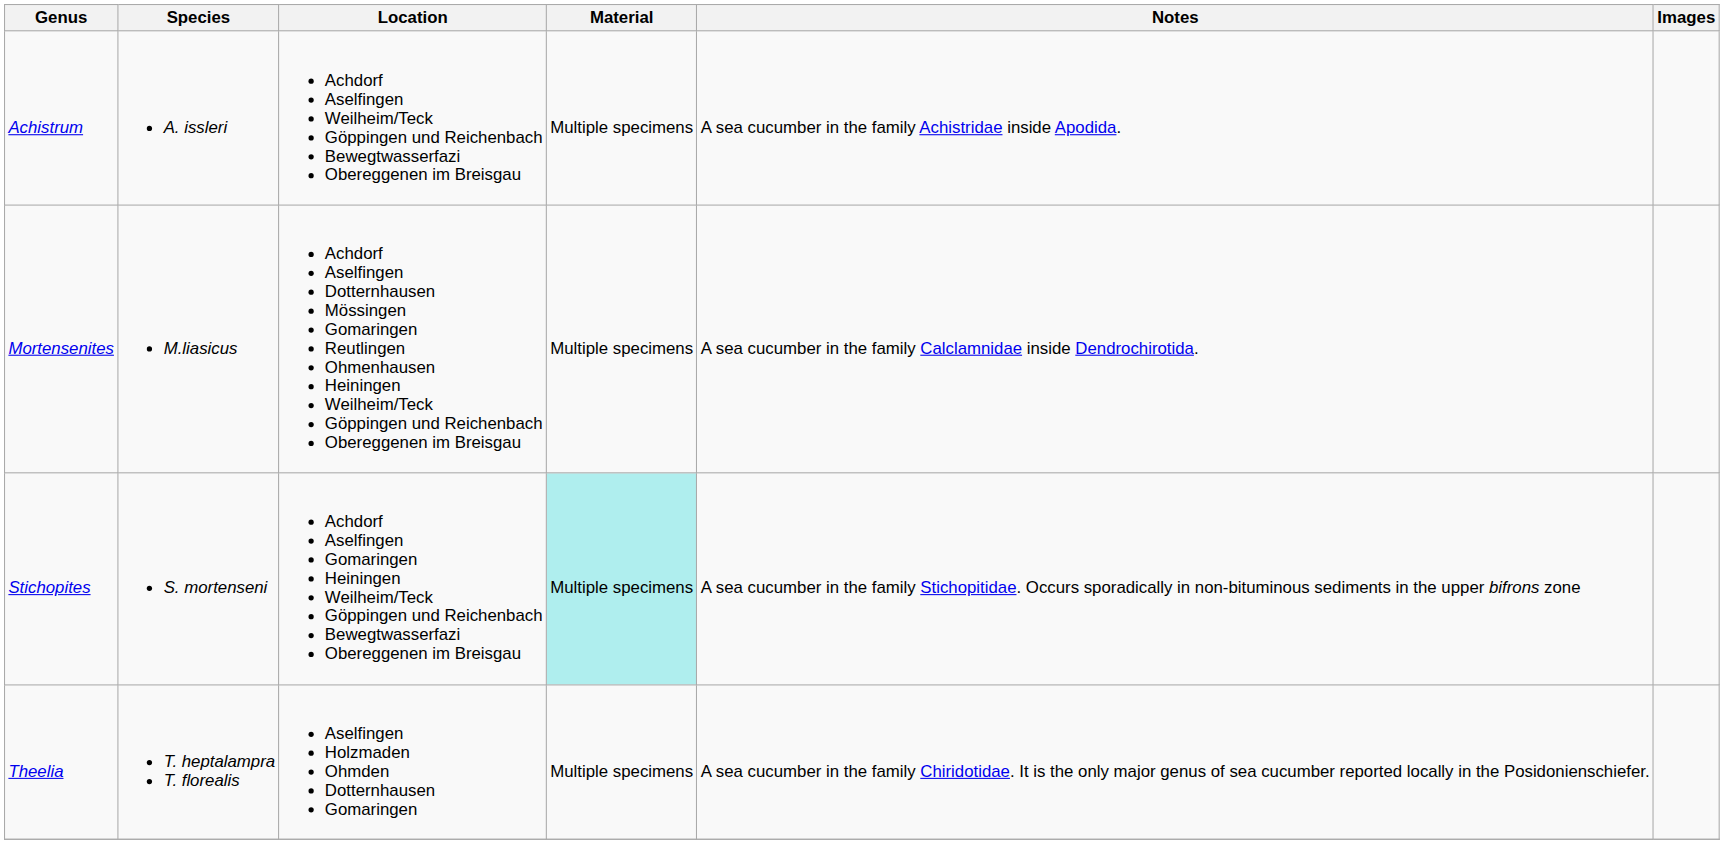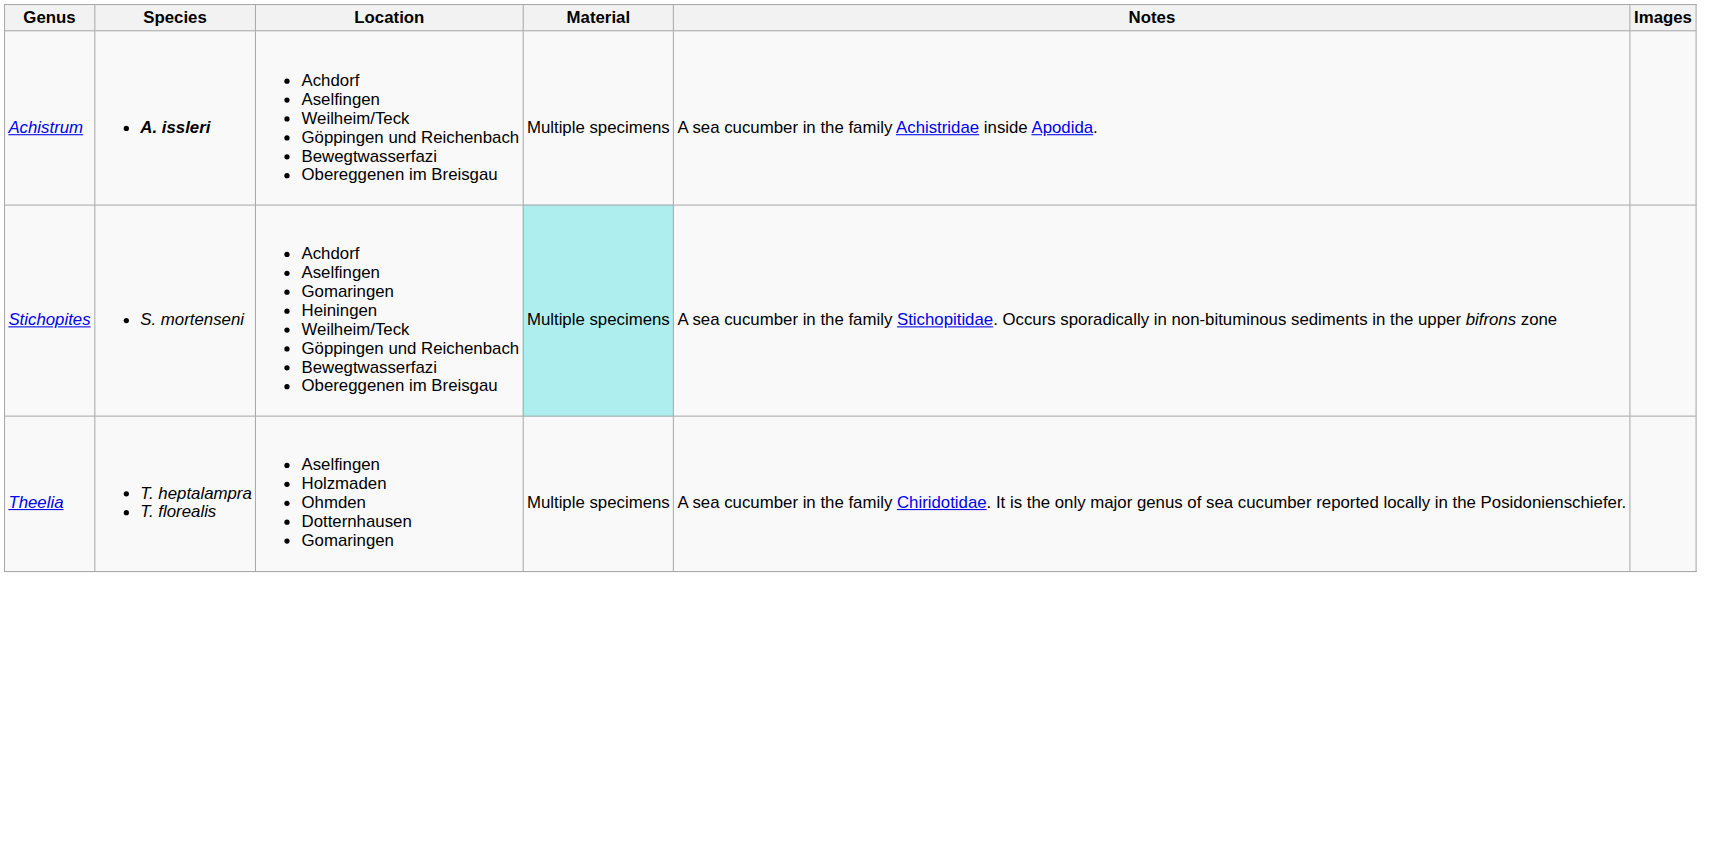(198, 127) normal -> (175, 127) bold
- row: (61, 348)
